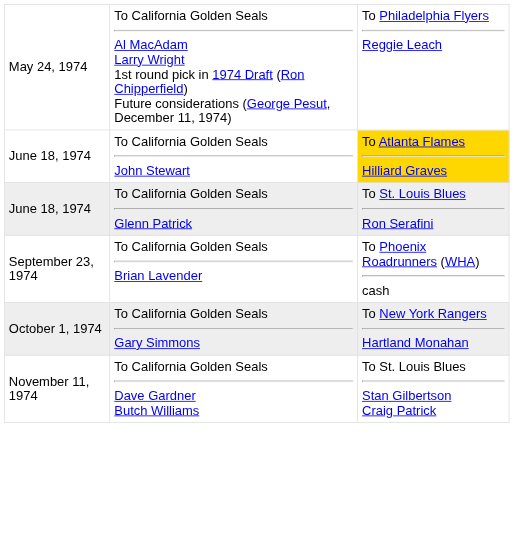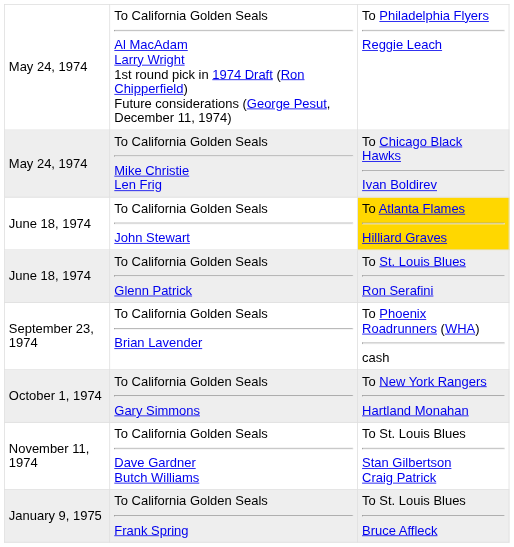+ row: (234, 163)
+ row: (234, 516)
